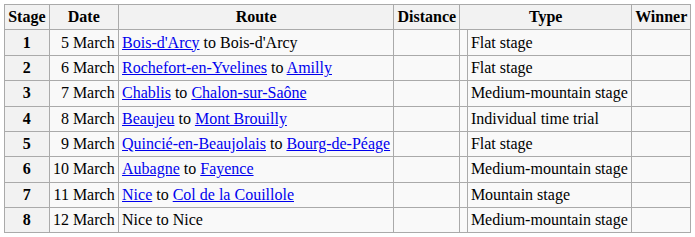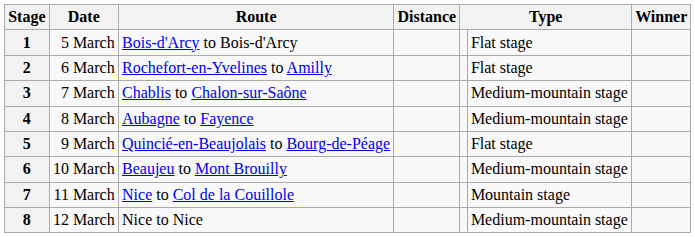(204, 118) Beaujeu to Mont Brouilly -> (188, 118) Aubagne to Fayence
(535, 118) Individual time trial -> (549, 118) Medium-mountain stage
(188, 169) Aubagne to Fayence -> (204, 169) Beaujeu to Mont Brouilly
